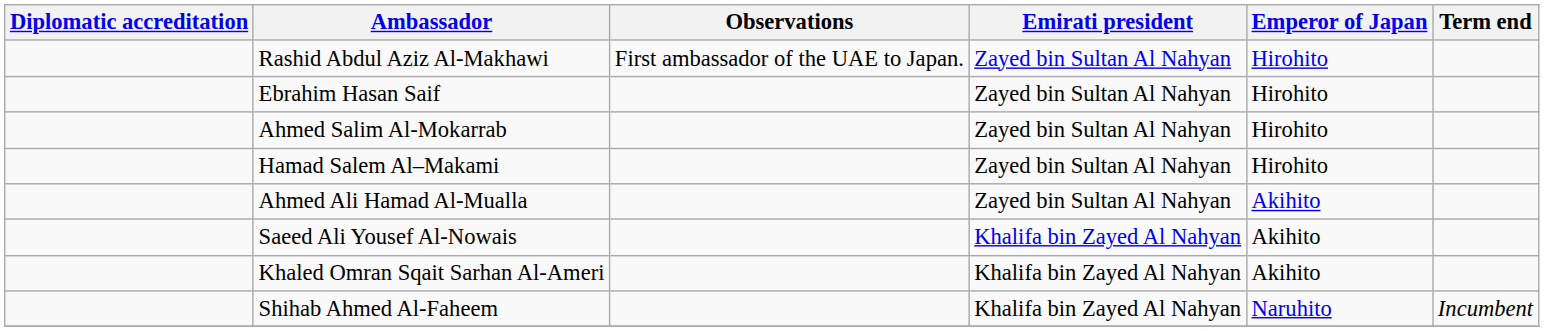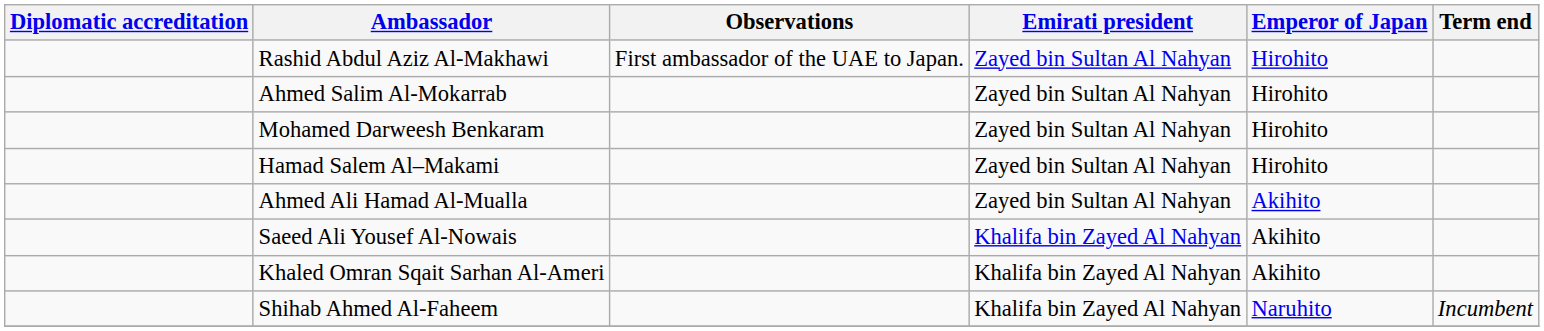- row: (349, 93)
+ row: (401, 129)
